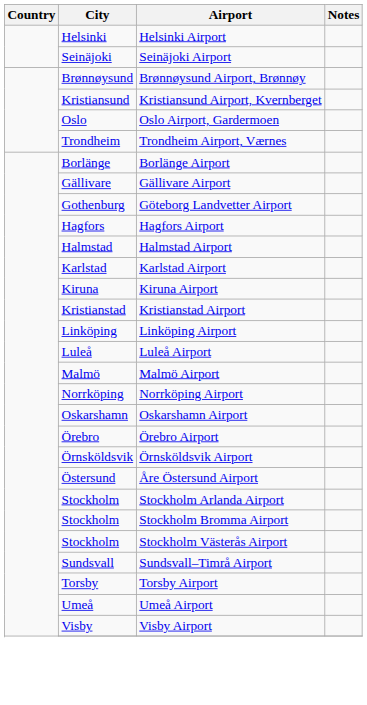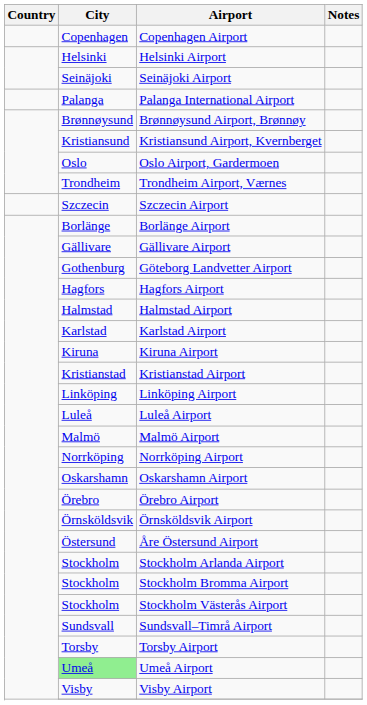+ row: (193, 36)
+ row: (217, 99)
+ row: (184, 204)
(77, 604) no background -> (77, 667) lightgreen background
